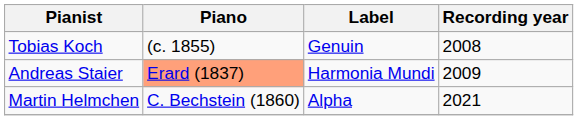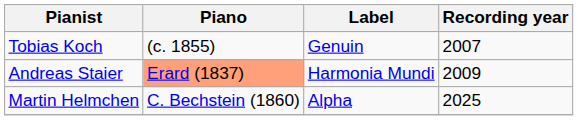(462, 45) 2008 -> (462, 45) 2007
(462, 100) 2021 -> (462, 100) 2025
